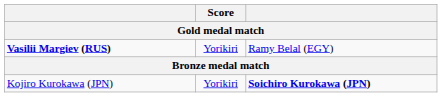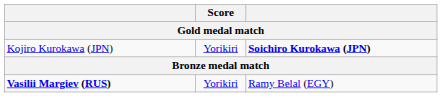rows swapped: (59, 48) <-> (60, 83)
